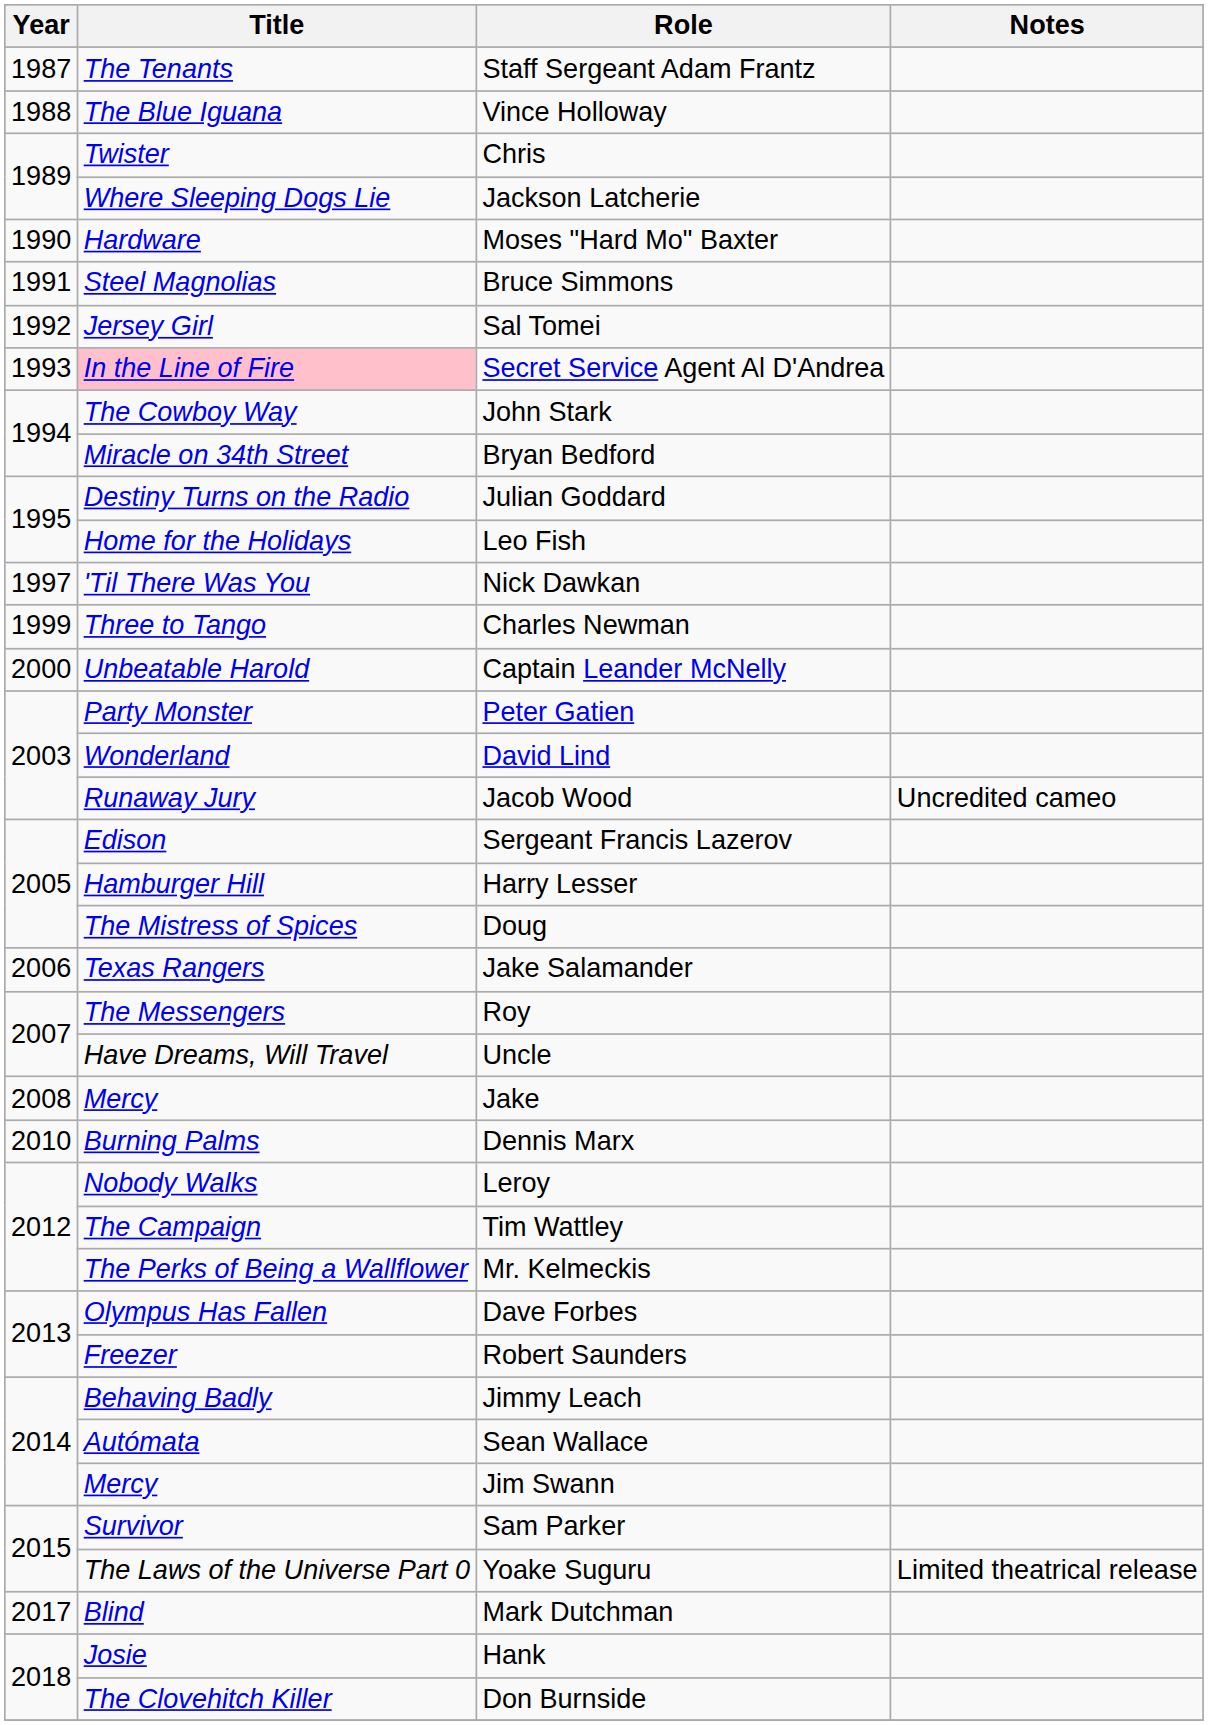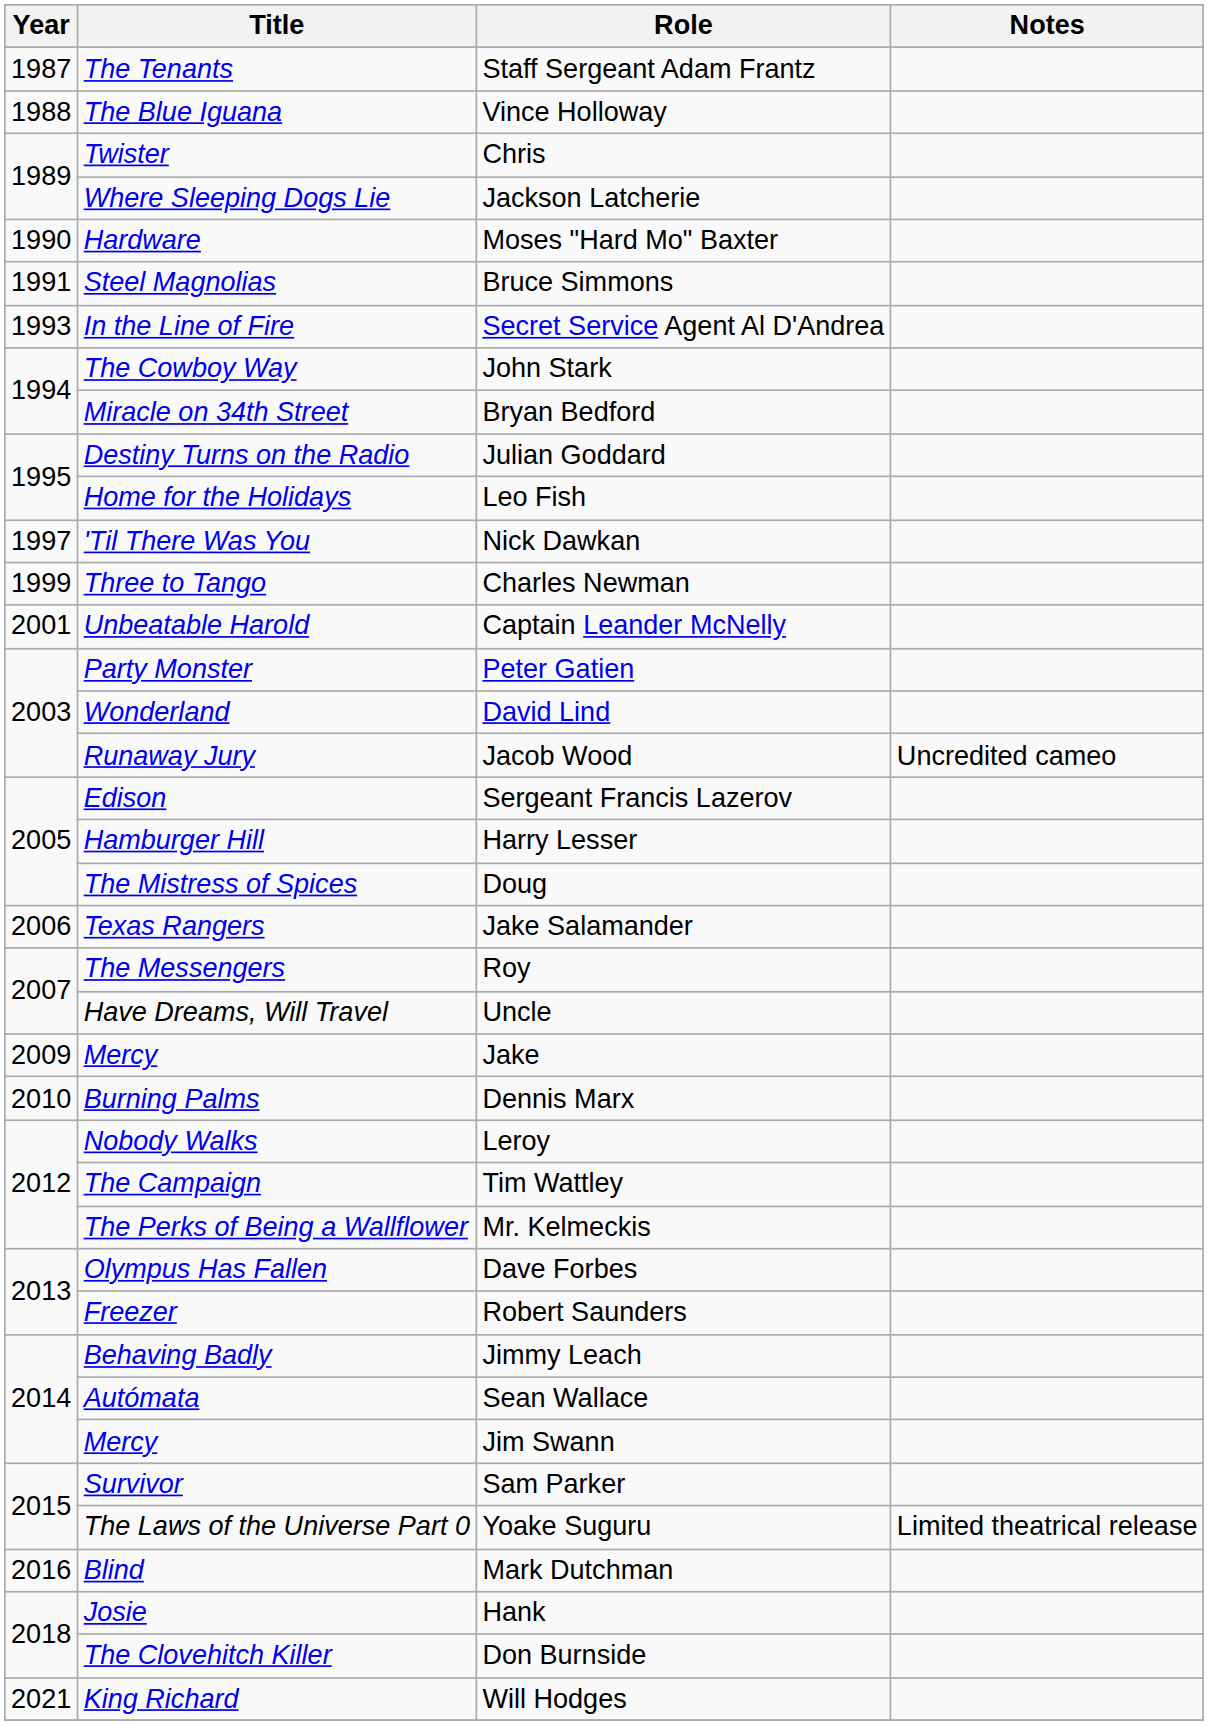- row: (542, 326)
(189, 369) pink background -> (189, 326) no background
(41, 669) 2000 -> (41, 626) 2001
(41, 1098) 2008 -> (41, 1055) 2009
(41, 1612) 2017 -> (41, 1569) 2016
+ row: (555, 1698)
